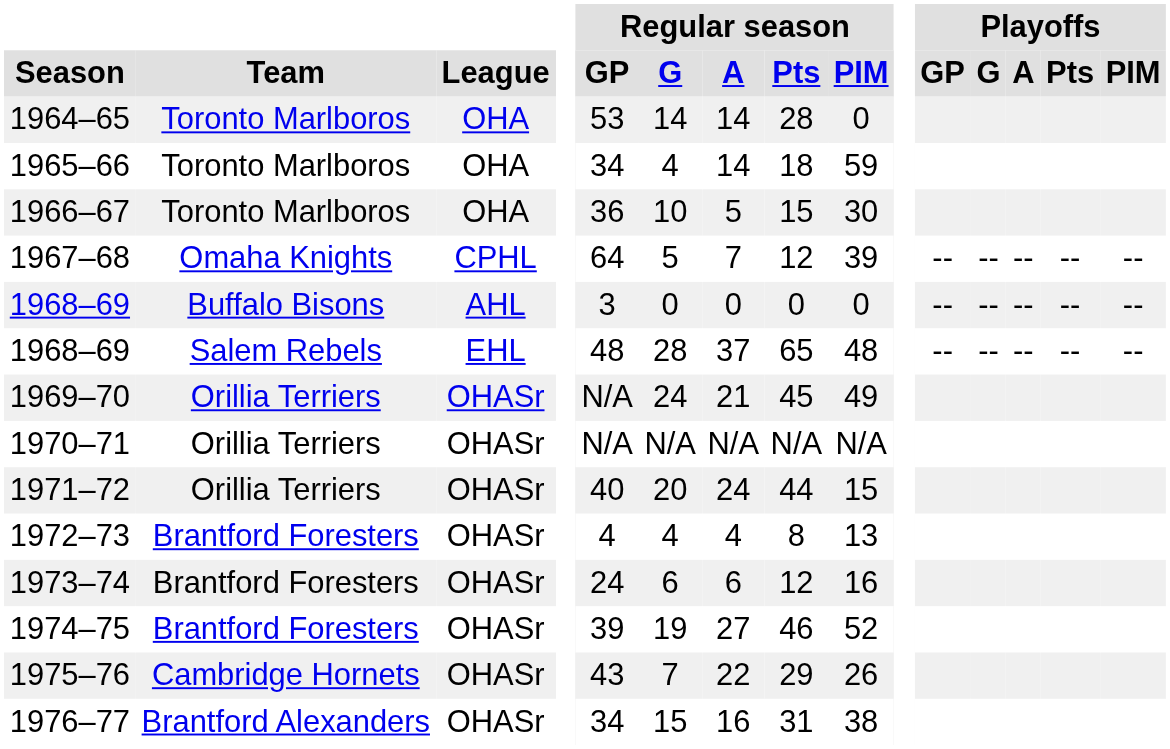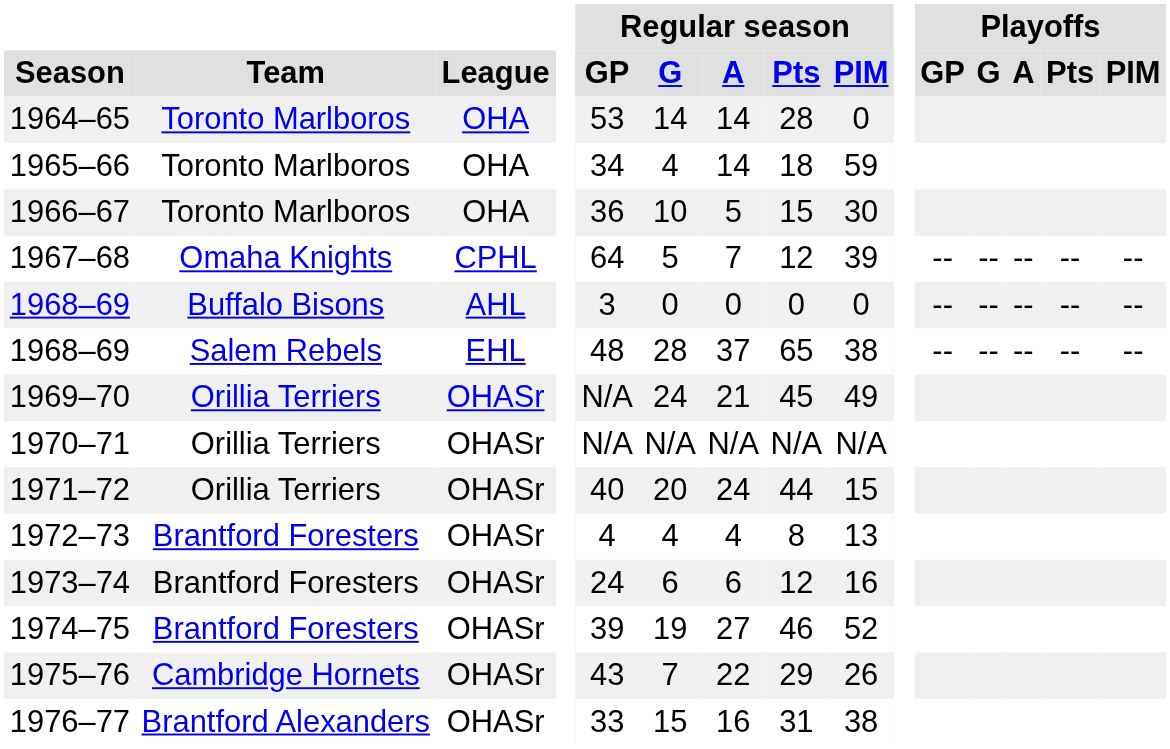(861, 350) 48 -> (861, 350) 38
(607, 721) 34 -> (607, 721) 33
